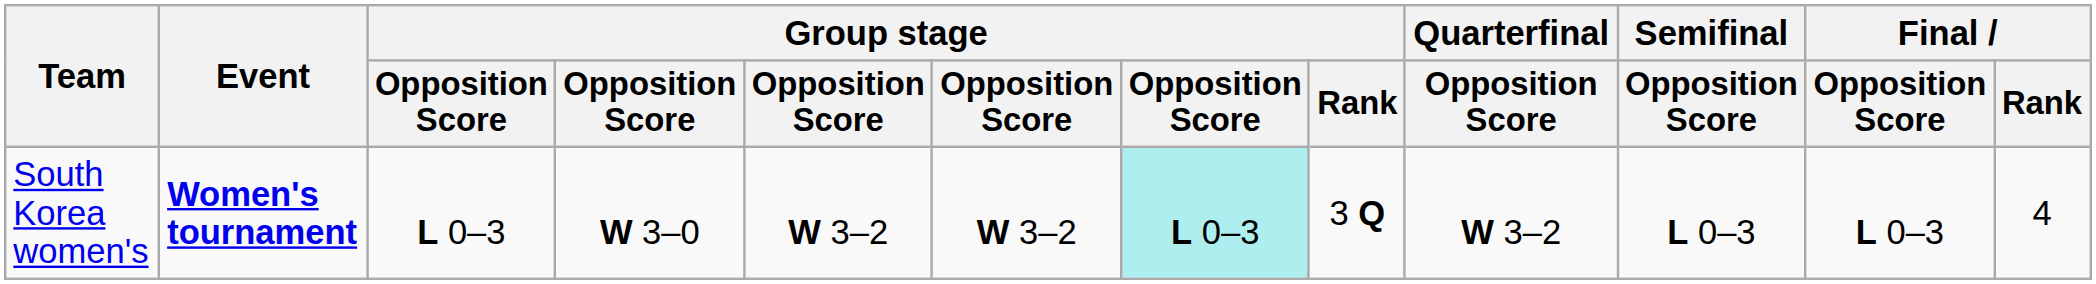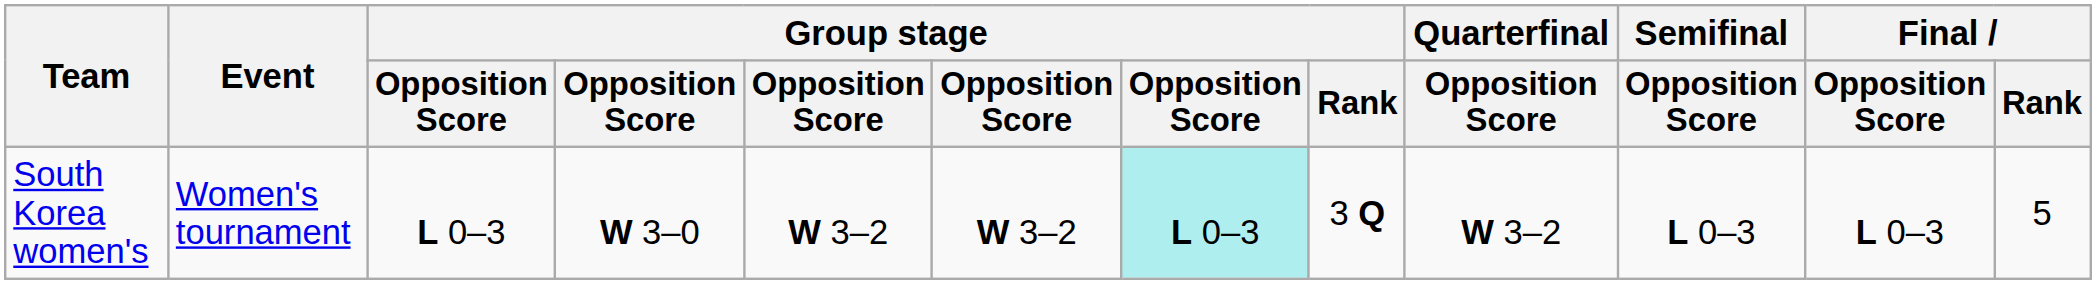(262, 213) bold -> (263, 213) normal
(2042, 213) 4 -> (2042, 213) 5
